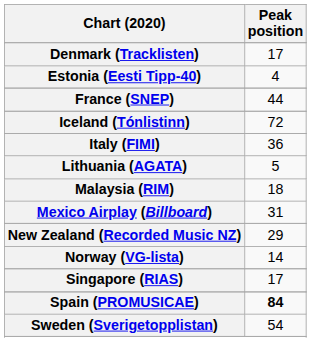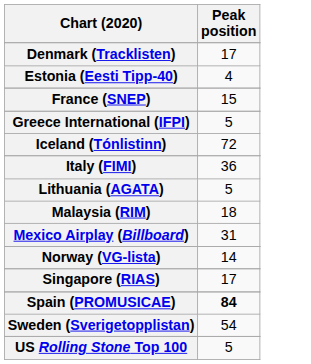(275, 99) 44 -> (229, 99) 15
+ row: (101, 122)
- row: (124, 235)
+ row: (101, 347)
